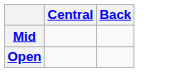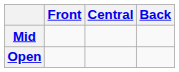+ column: (64, 15)
